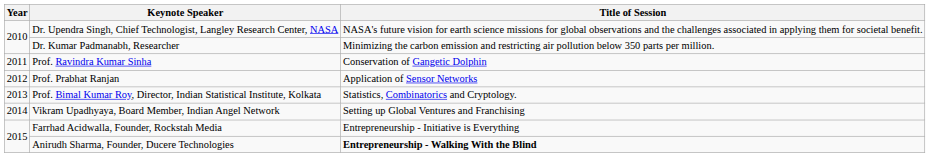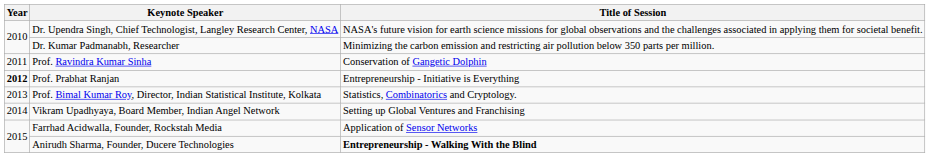(17, 78) normal -> (17, 78) bold
(410, 78) Application of Sensor Networks -> (431, 78) Entrepreneurship - Initiative is Everything
(431, 128) Entrepreneurship - Initiative is Everything -> (410, 128) Application of Sensor Networks
